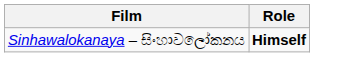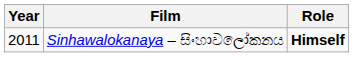+ column: (24, 16)
